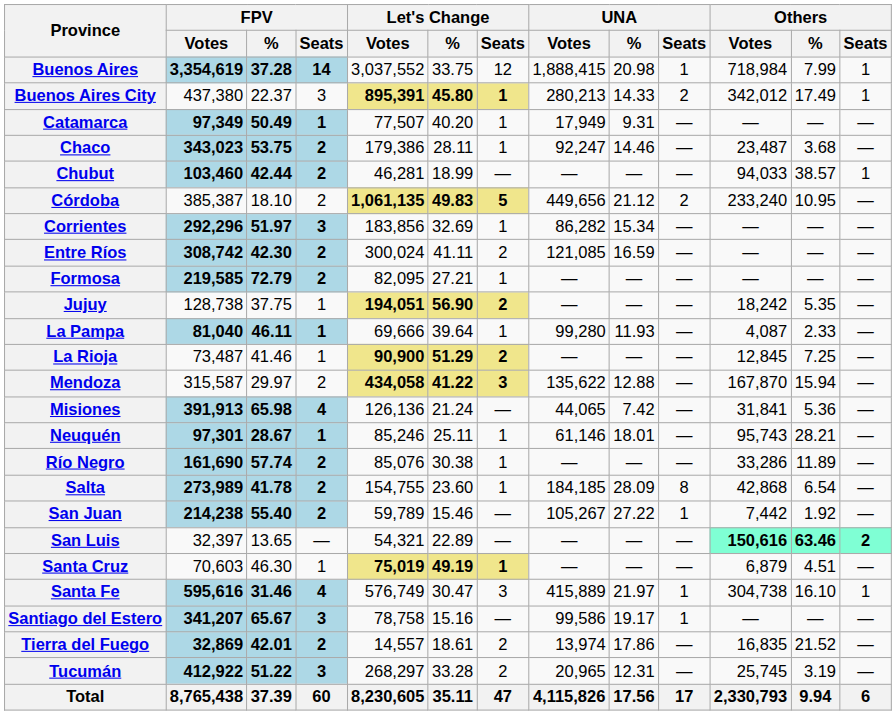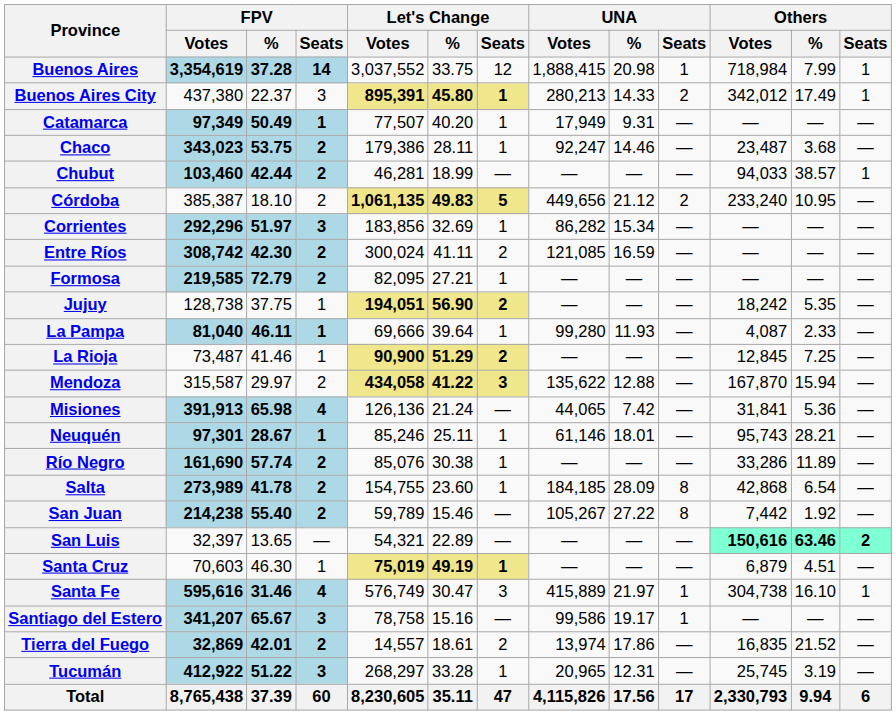(684, 514) 1 -> (684, 514) 8
(503, 670) 2 -> (503, 670) 1
